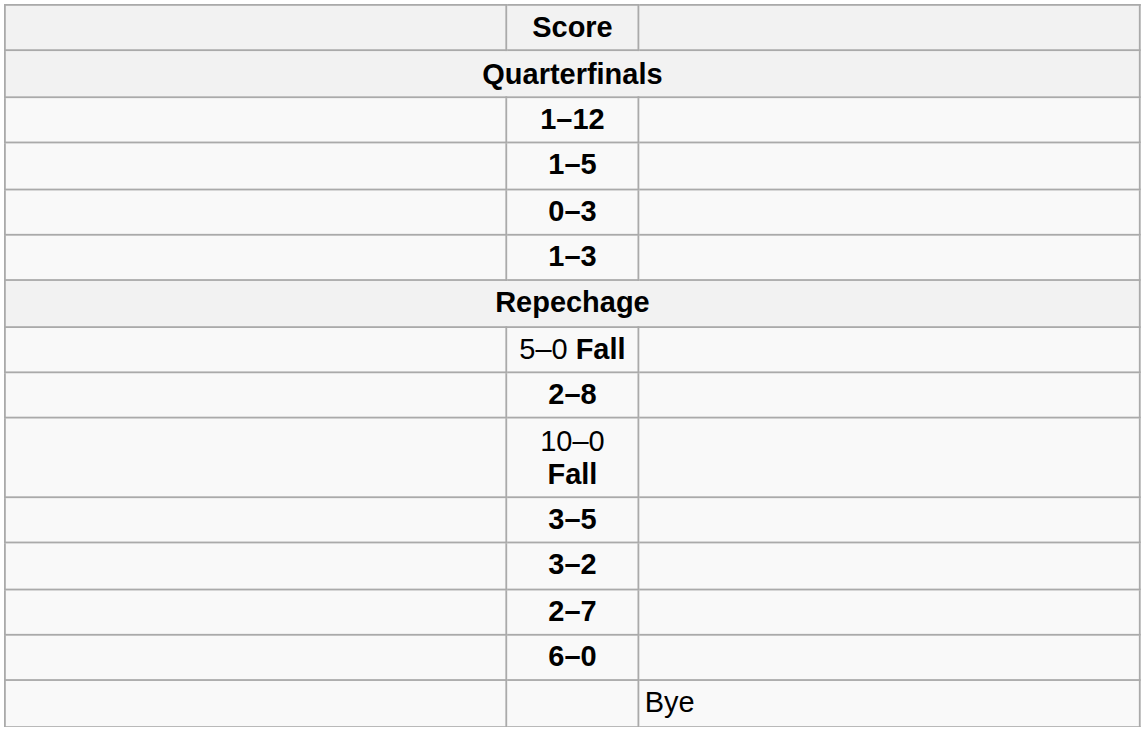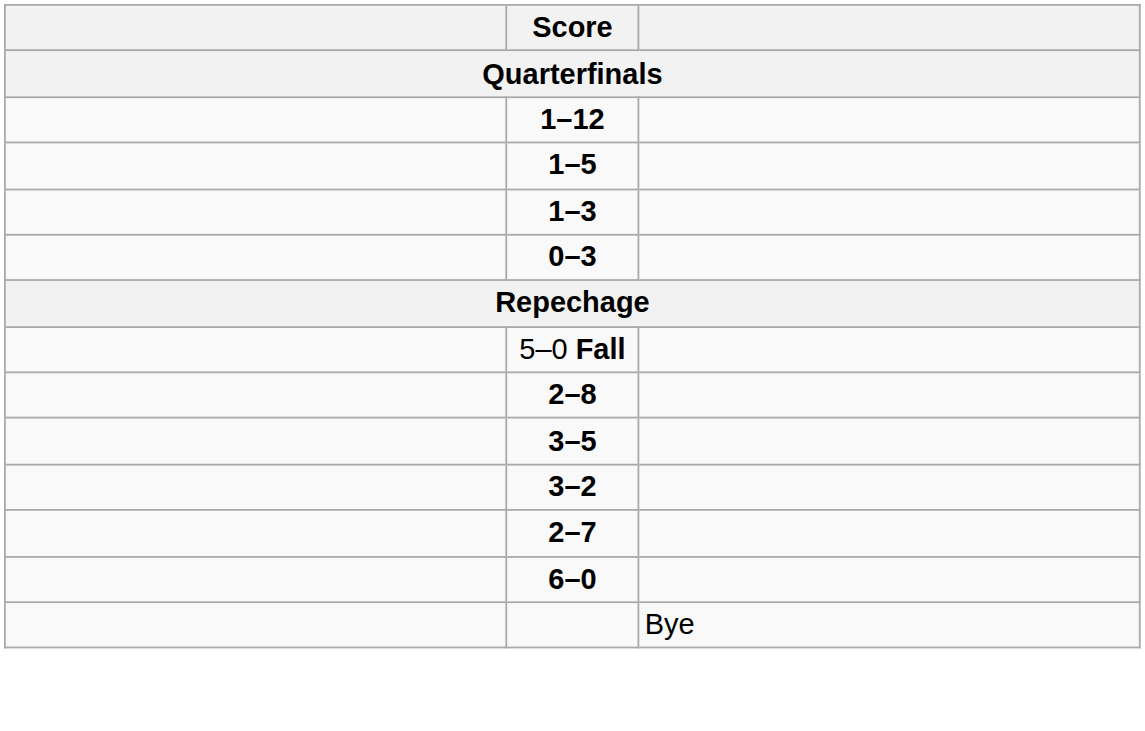rows swapped: (572, 211) <-> (572, 257)
- row: (572, 457)
